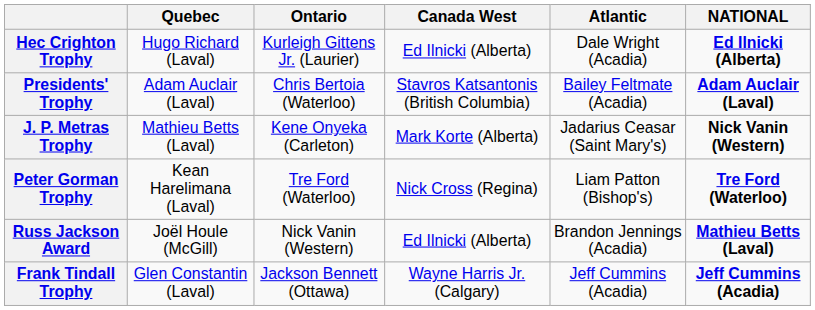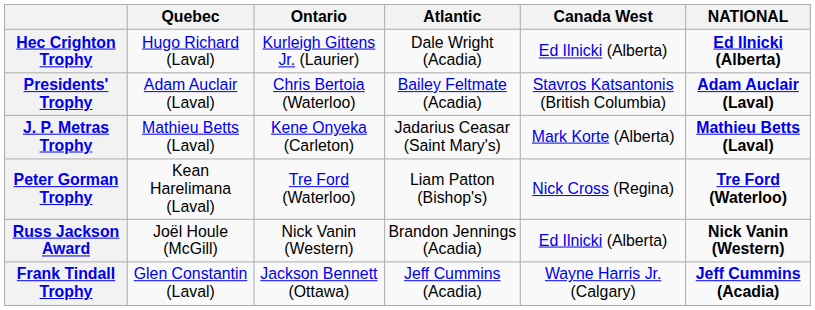columns swapped: (618, 17) <-> (467, 17)
(748, 136) Nick Vanin (Western) -> (748, 136) Mathieu Betts (Laval)
(748, 240) Mathieu Betts (Laval) -> (748, 240) Nick Vanin (Western)
